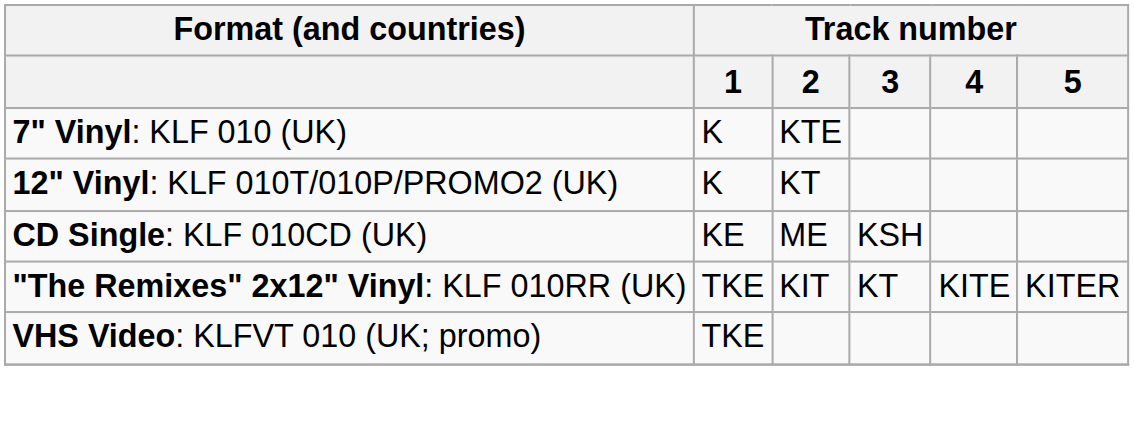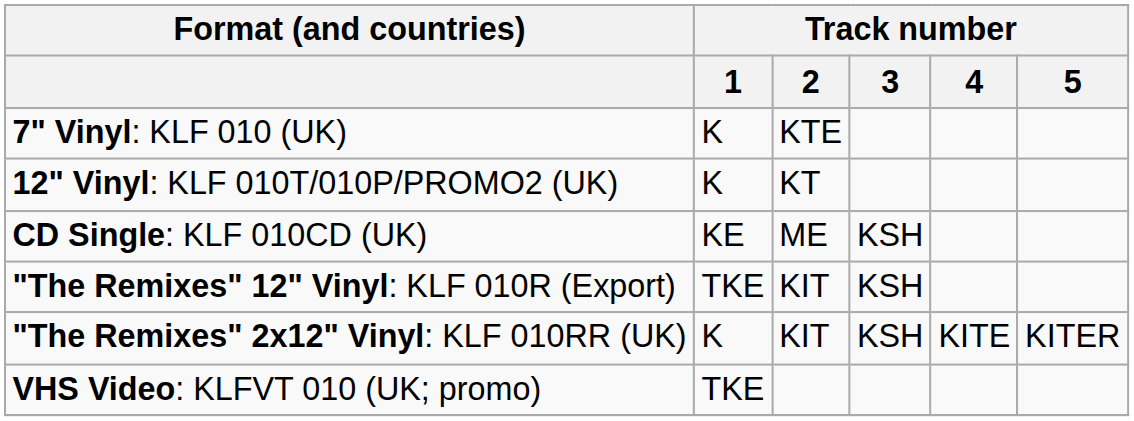+ row: (344, 286)
(733, 286) TKE -> (712, 337) K
(878, 286) KT -> (890, 337) KSH
